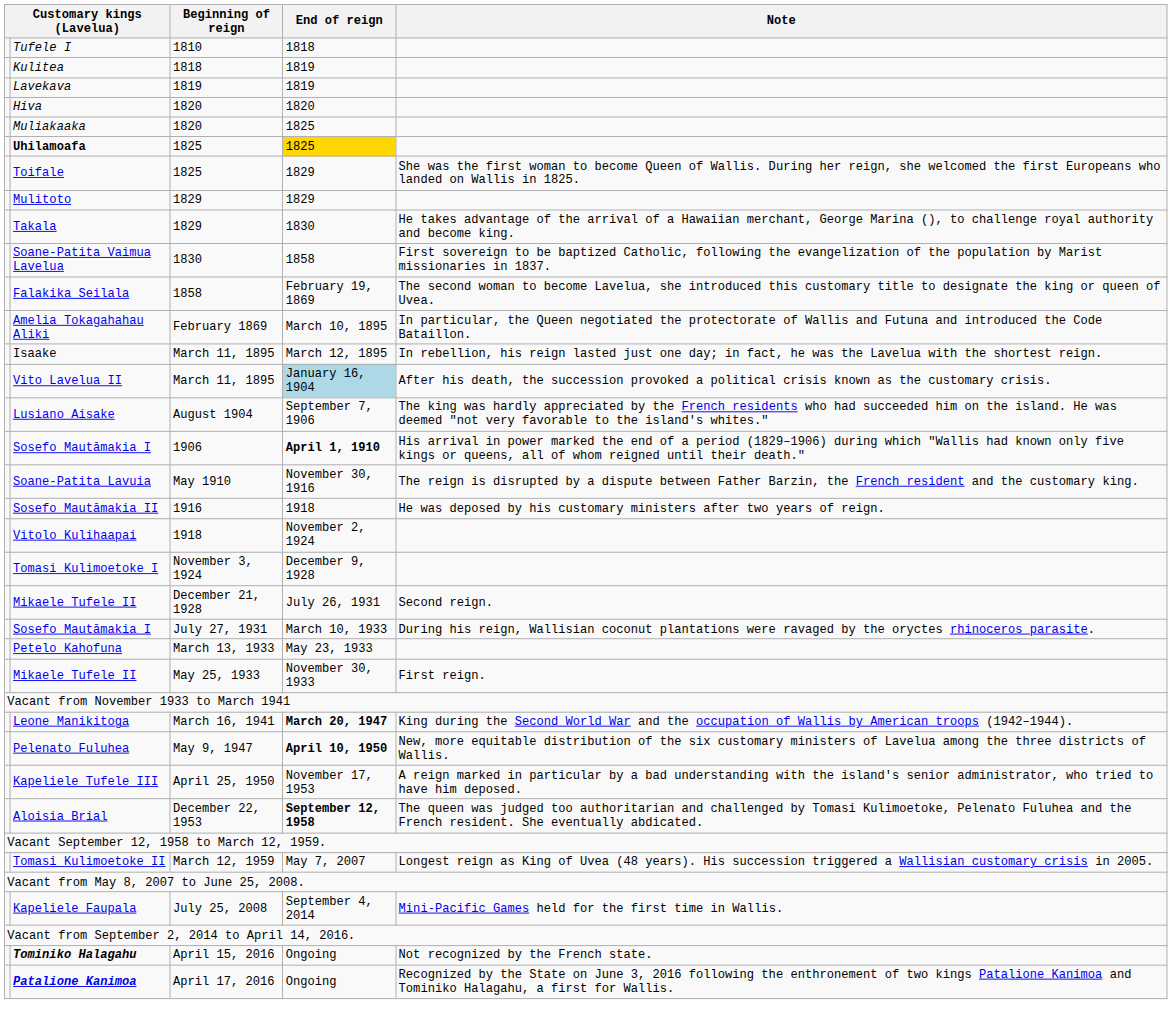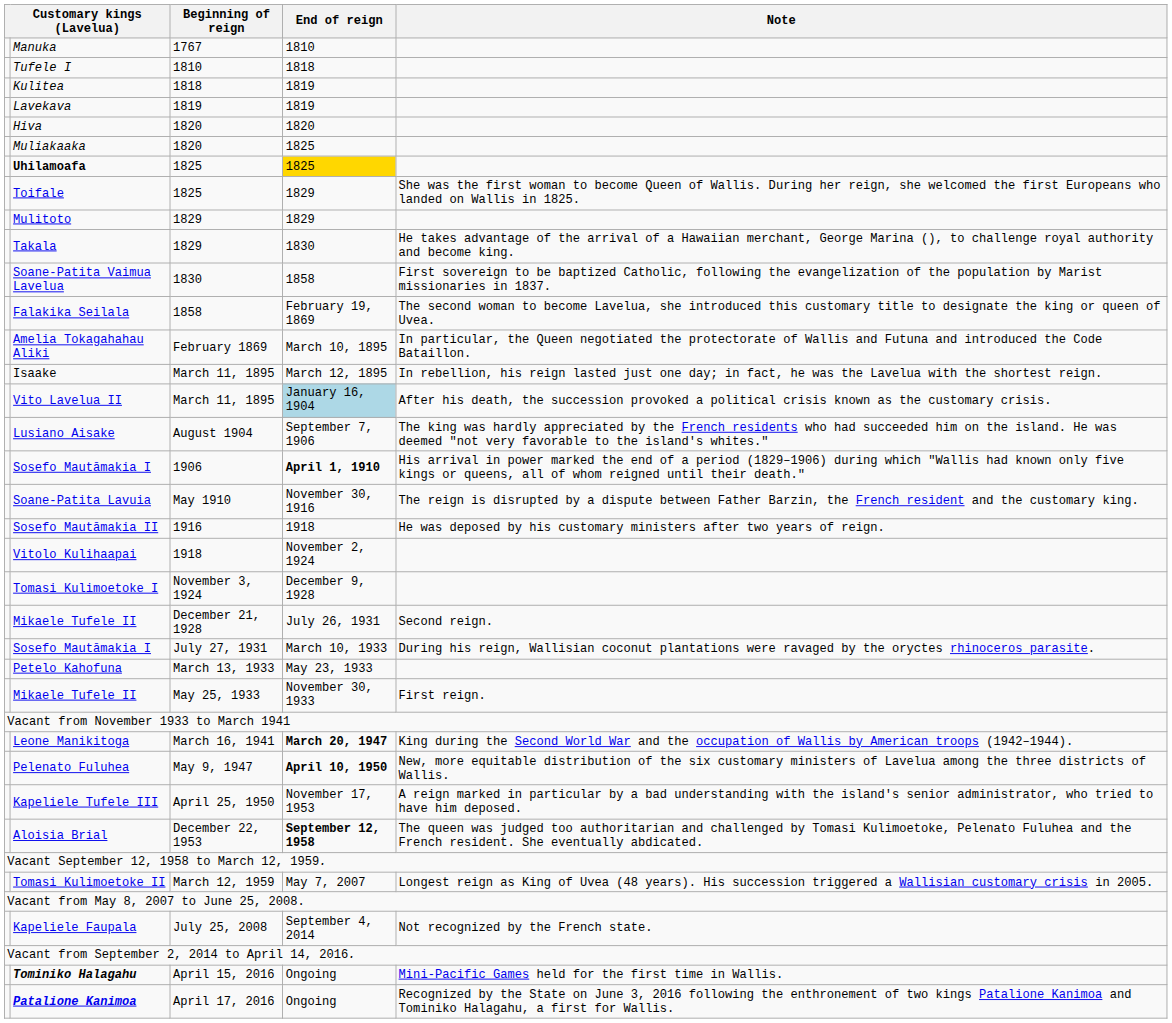+ row: (35, 48)
(591, 909) Mini-Pacific Games held for the first time in Wallis. -> (526, 928) Not recognized by the French state.
(526, 955) Not recognized by the French state. -> (591, 975) Mini-Pacific Games held for the first time in Wallis.
